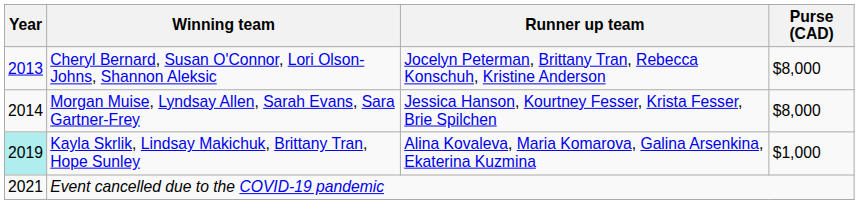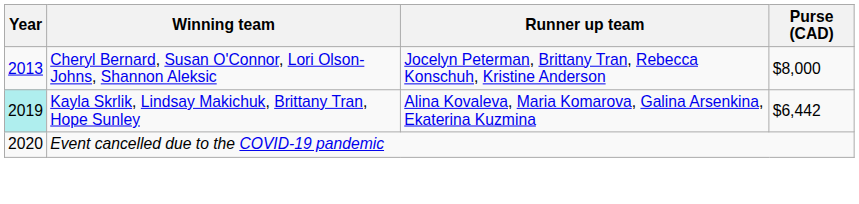- row: (222, 110)
(797, 153) $1,000 -> (797, 110) $6,442
(26, 186) 2021 -> (26, 144) 2020
